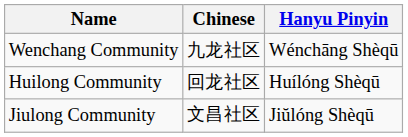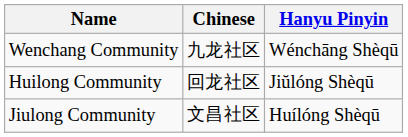(325, 82) Huílóng Shèqū -> (321, 82) Jiŭlóng Shèqū
(321, 115) Jiŭlóng Shèqū -> (325, 115) Huílóng Shèqū
